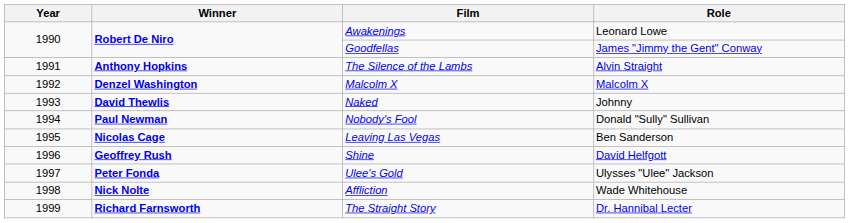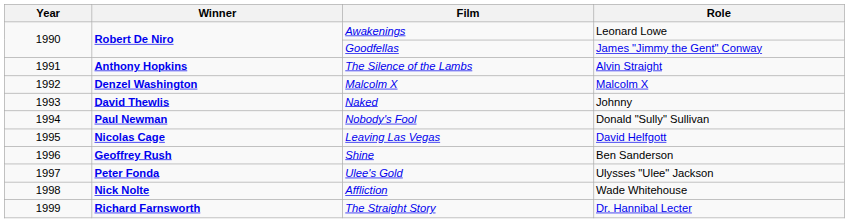(635, 137) Ben Sanderson -> (631, 137) David Helfgott
(631, 155) David Helfgott -> (635, 155) Ben Sanderson
